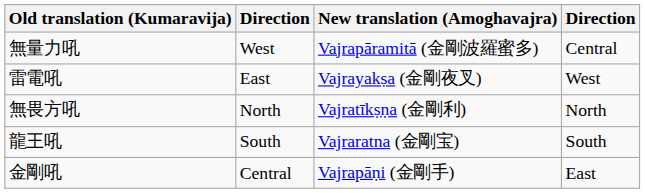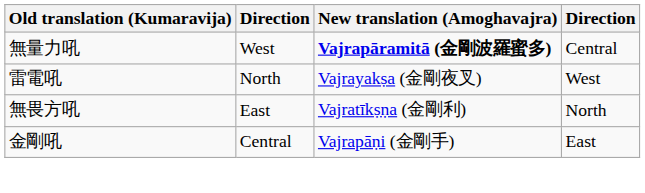(428, 47) normal -> (435, 47) bold
(255, 79) East -> (260, 79) North
(260, 110) North -> (255, 110) East
- row: (35, 141)
